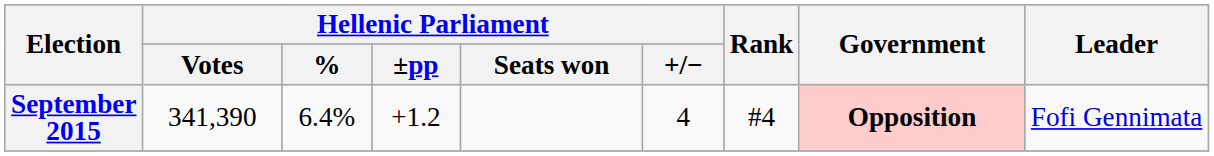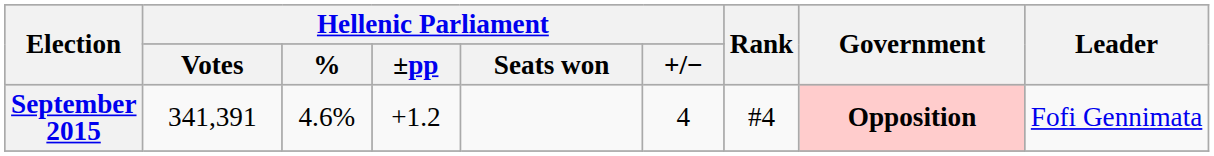(212, 117) 341,390 -> (212, 117) 341,391
(327, 117) 6.4% -> (327, 117) 4.6%
